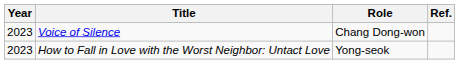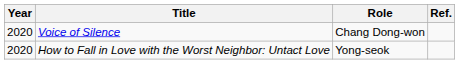(20, 31) 2023 -> (20, 31) 2020
(20, 50) 2023 -> (20, 50) 2020
